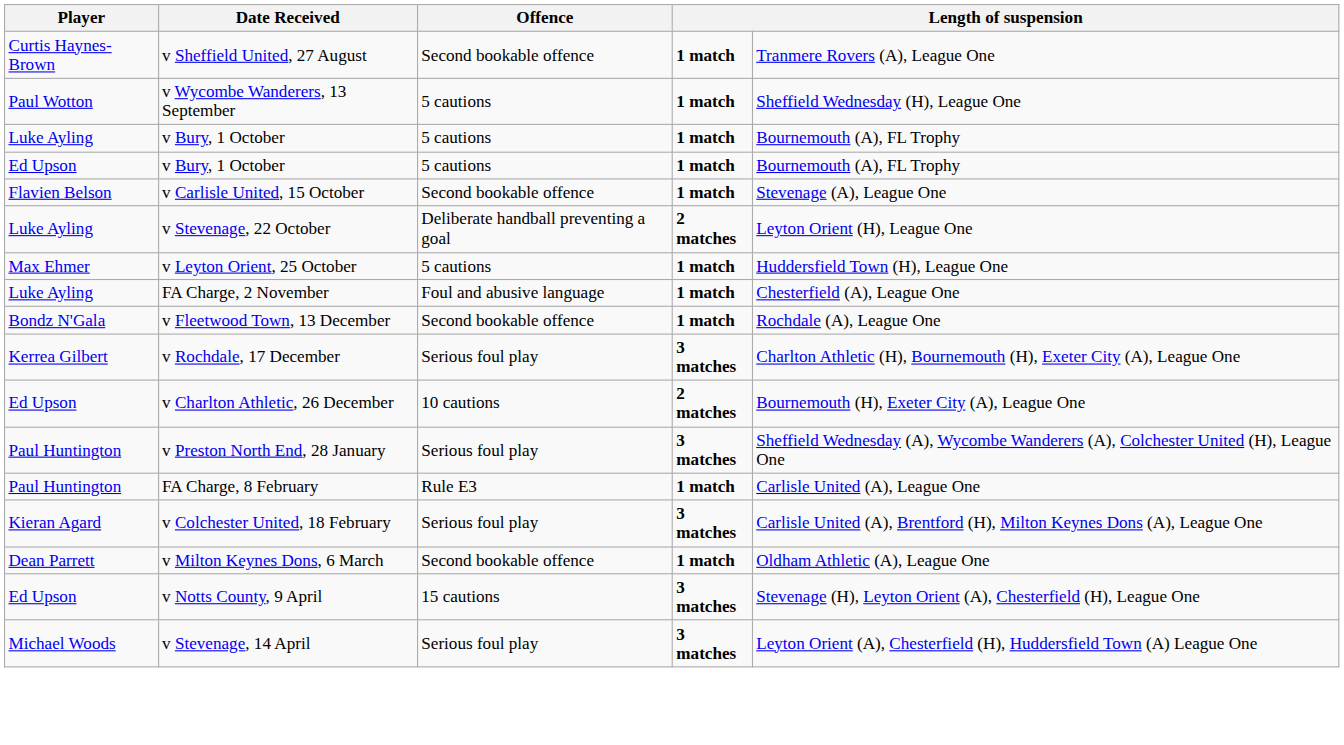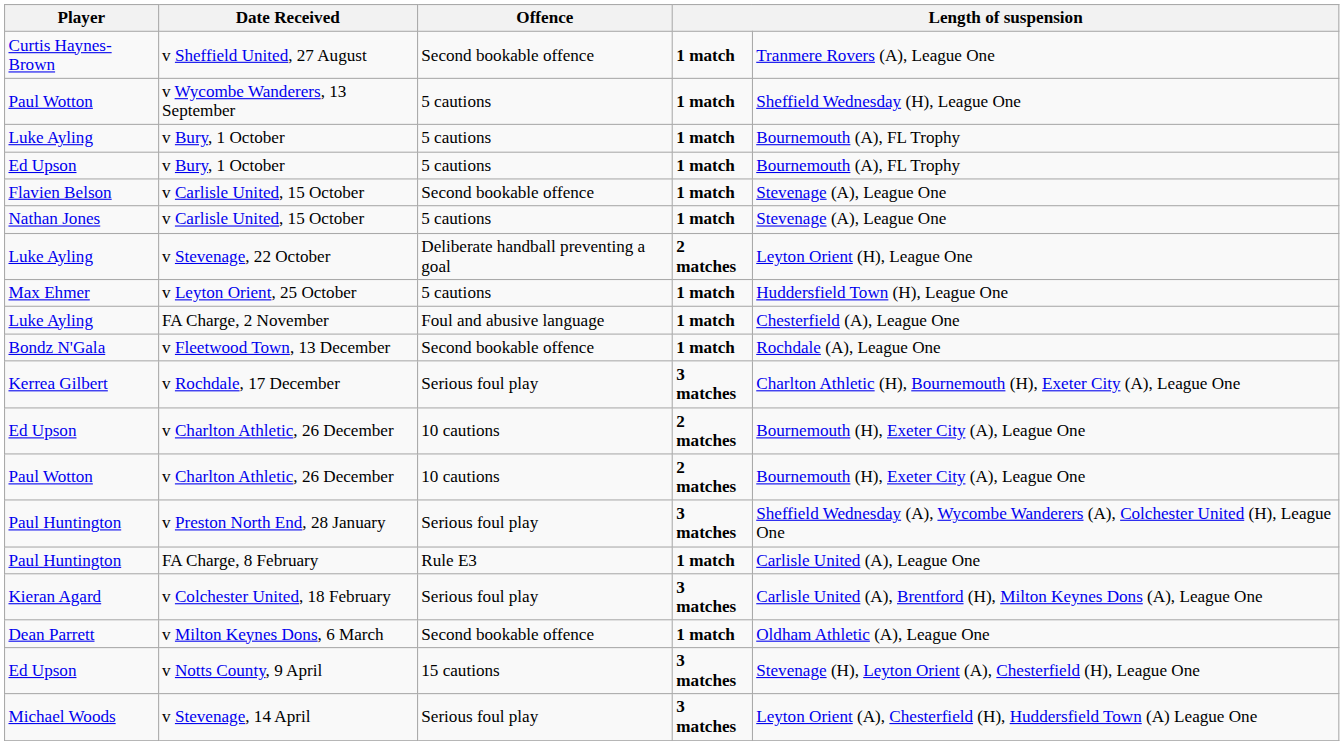+ row: (54, 219)
+ row: (51, 476)
